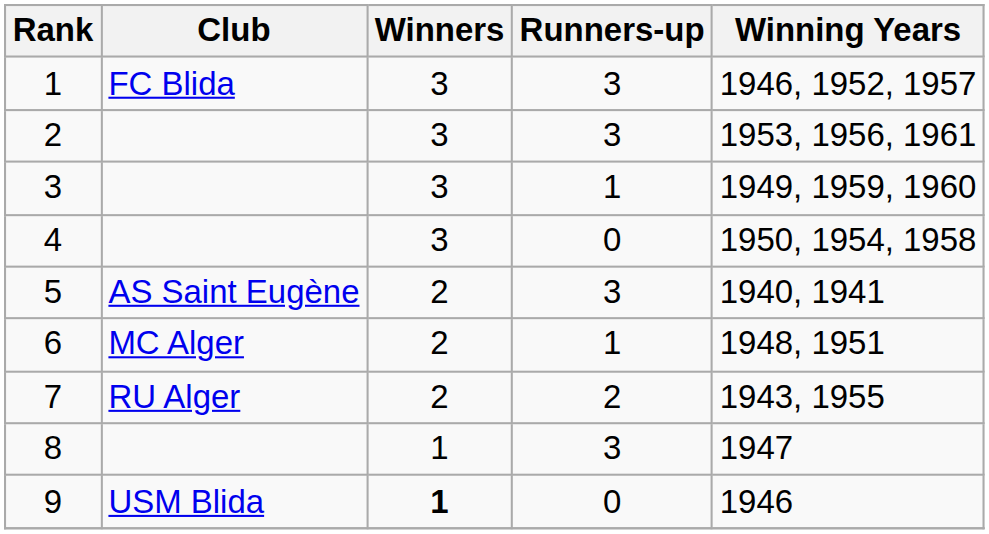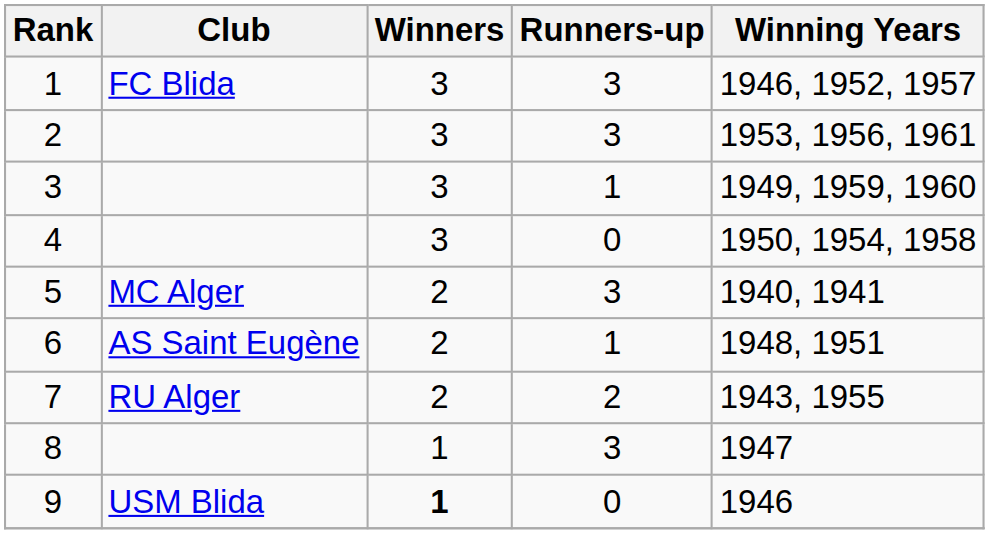(234, 291) AS Saint Eugène -> (176, 291) MC Alger
(176, 344) MC Alger -> (234, 344) AS Saint Eugène
